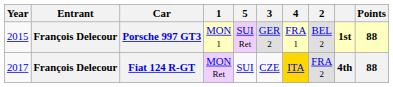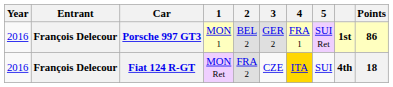columns swapped: (322, 12) <-> (245, 12)
(18, 37) 2015 -> (18, 37) 2016
(372, 37) 88 -> (372, 37) 86
(18, 67) 2017 -> (18, 67) 2016
(372, 67) 88 -> (372, 67) 18
